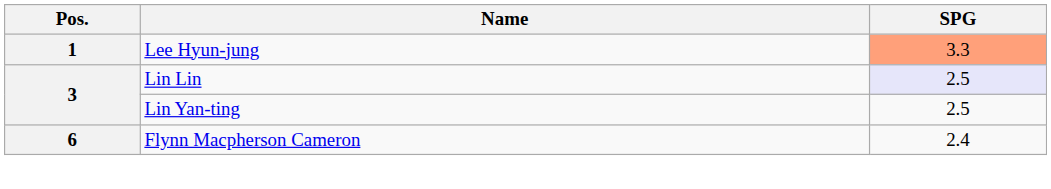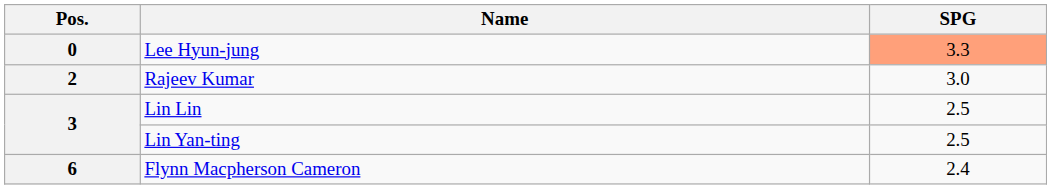(72, 49) 1 -> (72, 49) 0
+ row: (199, 79)
(958, 79) lavender background -> (958, 109) no background
